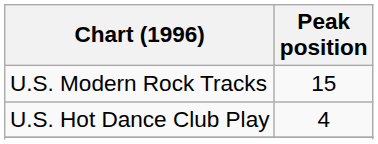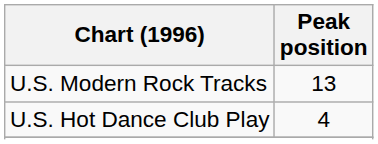(324, 83) 15 -> (324, 83) 13
